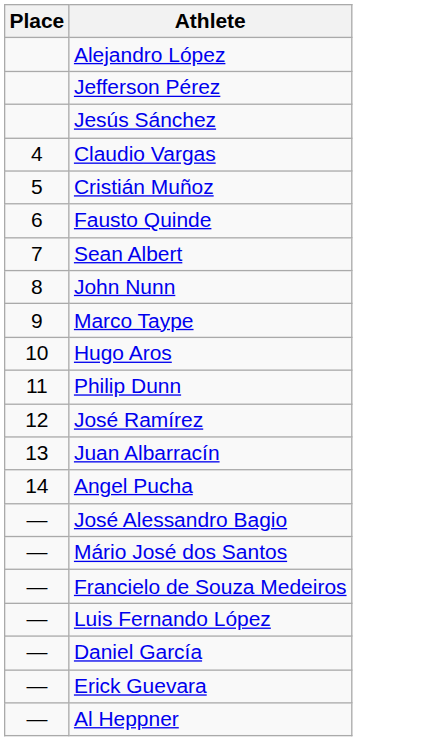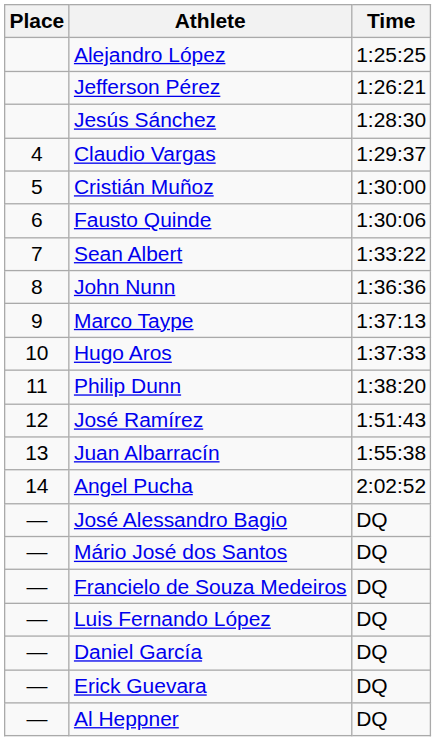+ column: (391, 21)
